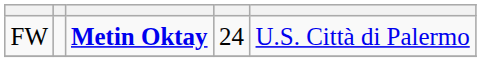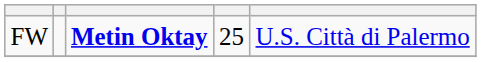(232, 35) 24 -> (232, 35) 25
